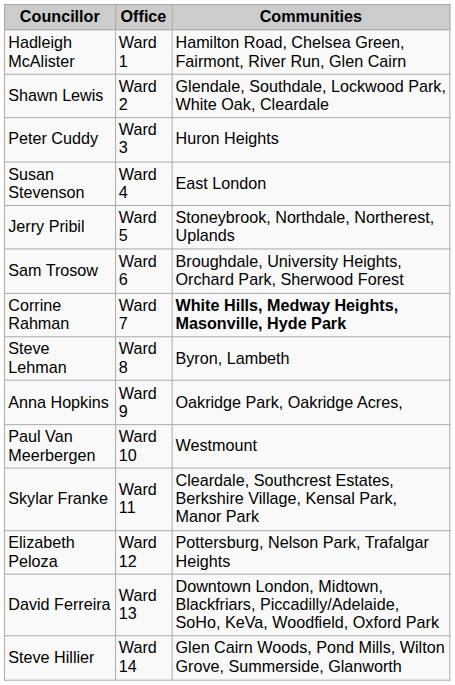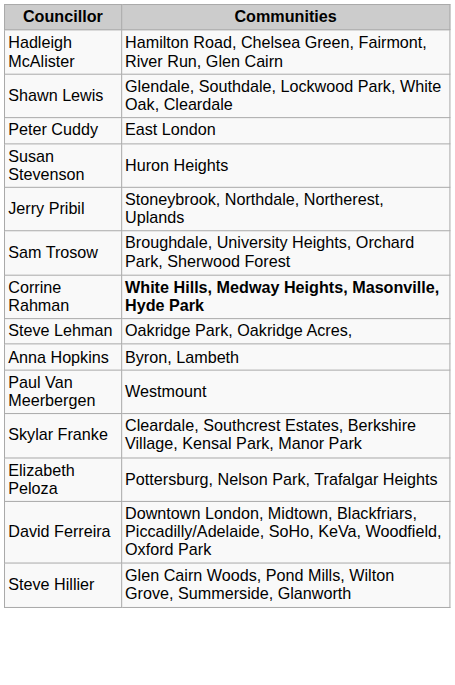- column: (143, 17)
(227, 139) Huron Heights -> (170, 130) East London
(221, 183) East London -> (177, 165) Huron Heights
(233, 358) Byron, Lambeth -> (239, 331) Oakridge Park, Oakridge Acres,
(289, 402) Oakridge Park, Oakridge Acres, -> (182, 357) Byron, Lambeth
